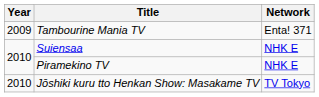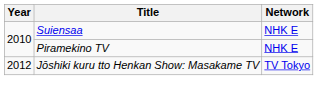- row: (91, 30)
(19, 83) 2010 -> (19, 65) 2012
